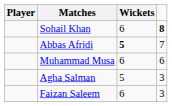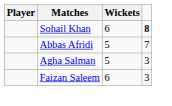(122, 45) bold -> (107, 45) normal
- row: (77, 61)
